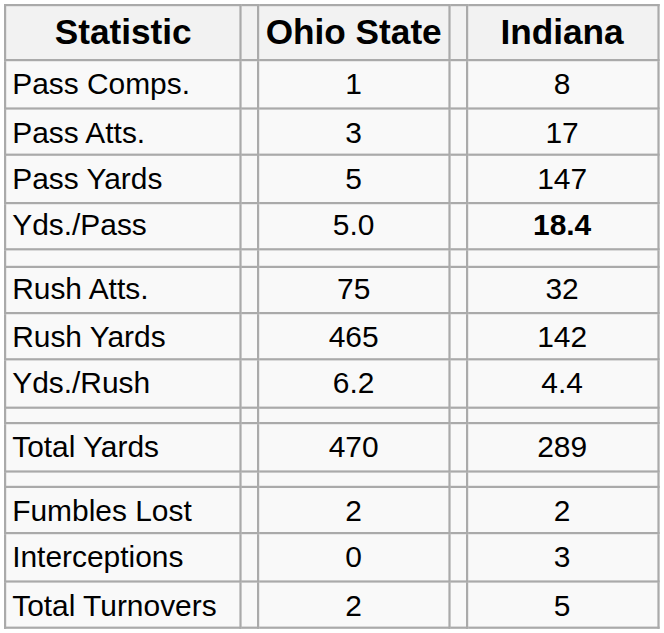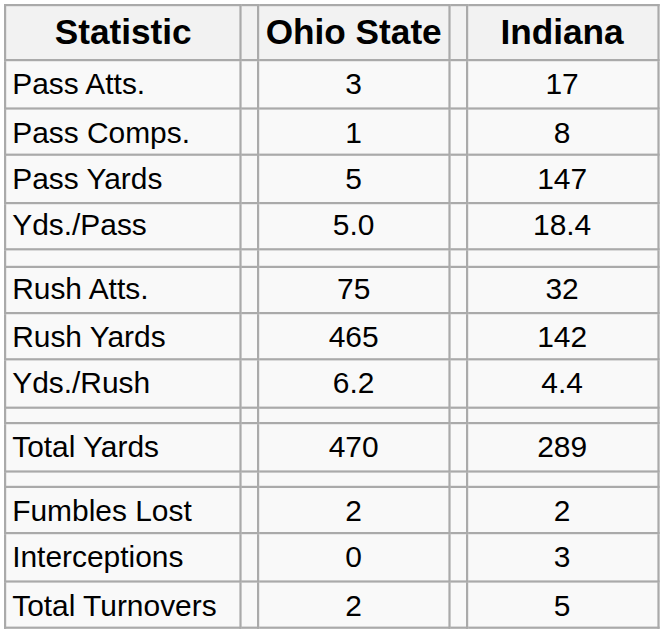rows swapped: (79, 132) <-> (101, 85)
(562, 226) bold -> (562, 226) normal
